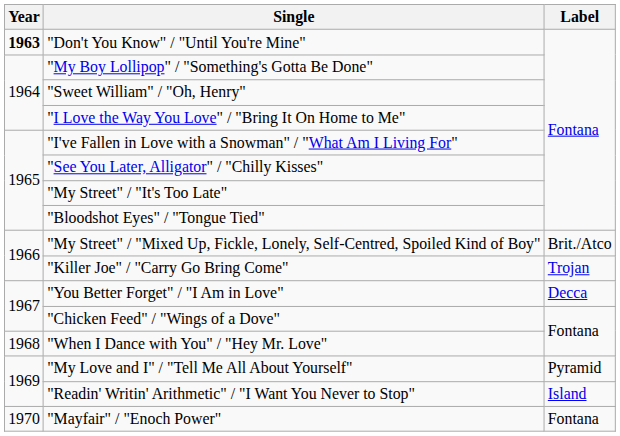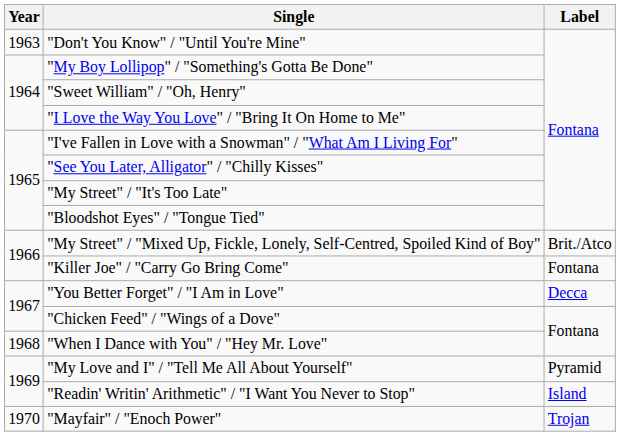(24, 42) bold -> (24, 42) normal
(569, 268) Trojan -> (573, 268) Fontana
(573, 419) Fontana -> (569, 419) Trojan
